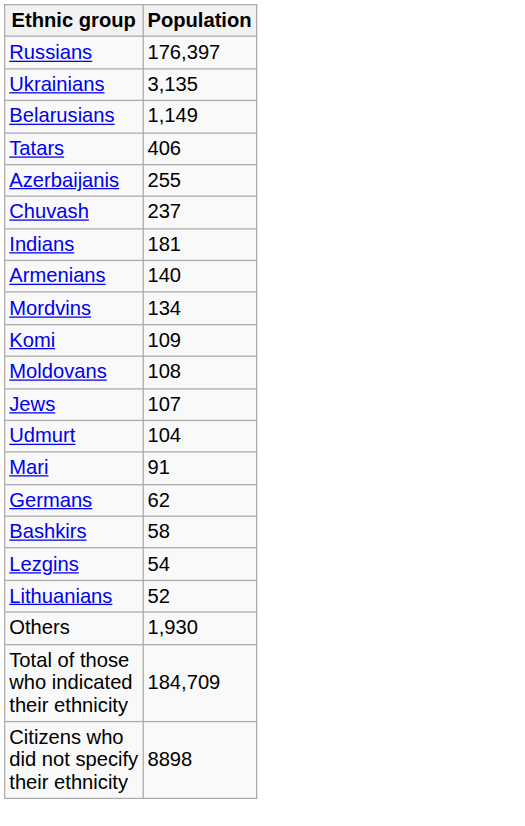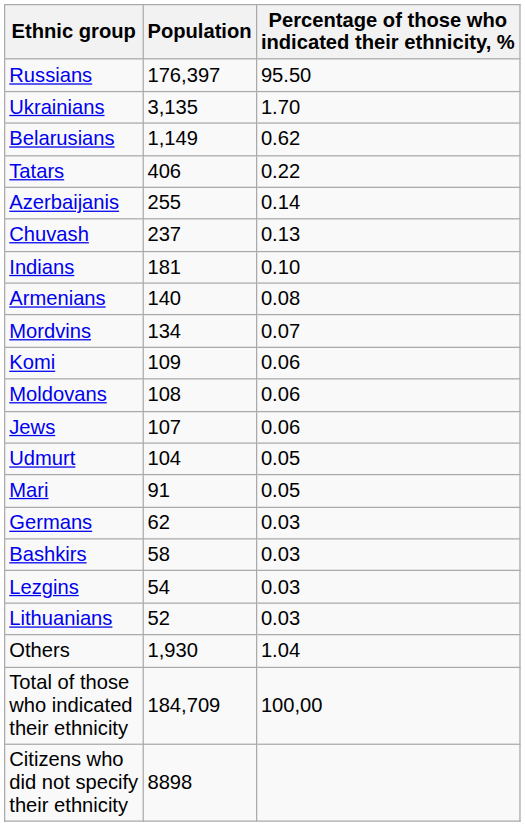+ column: (388, 31)
